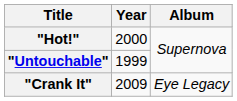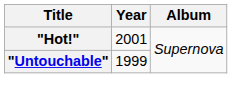(131, 38) 2000 -> (131, 38) 2001
- row: (58, 84)
